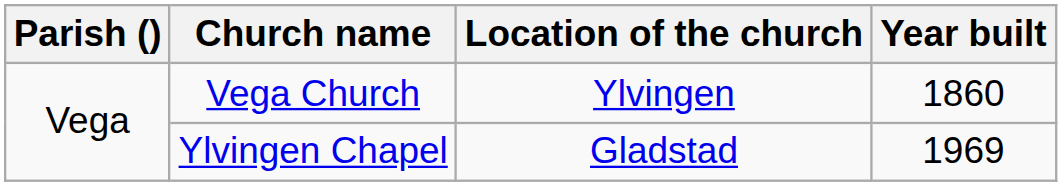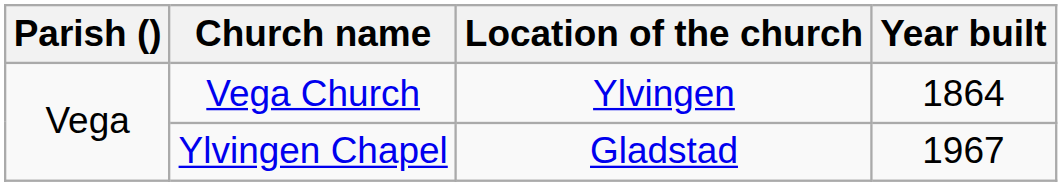(963, 92) 1860 -> (963, 92) 1864
(963, 151) 1969 -> (963, 151) 1967
